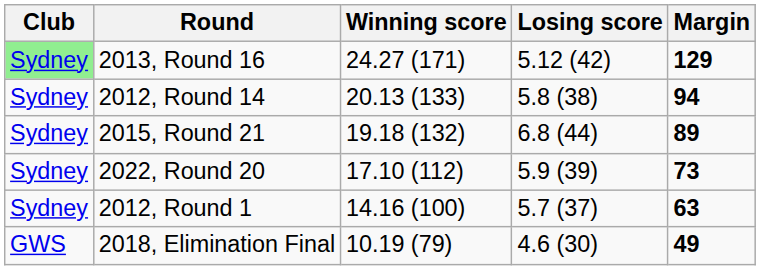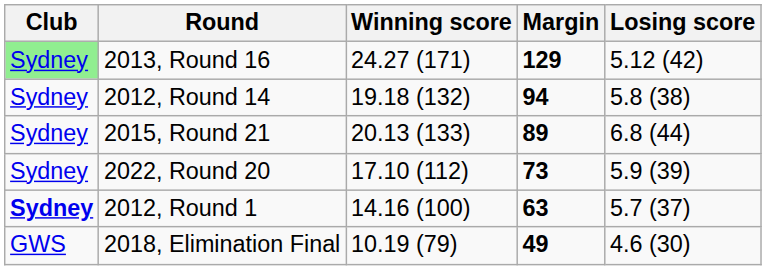columns swapped: (590, 23) <-> (712, 23)
(406, 97) 20.13 (133) -> (411, 97) 19.18 (132)
(406, 134) 19.18 (132) -> (411, 134) 20.13 (133)
(49, 208) normal -> (52, 208) bold
